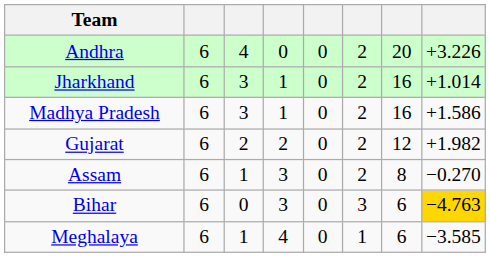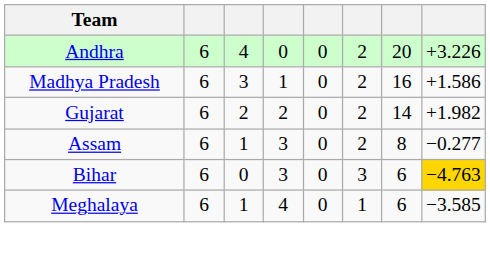- row: (94, 81)
(402, 143) 12 -> (402, 112) 14
(453, 174) −0.270 -> (453, 143) −0.277
